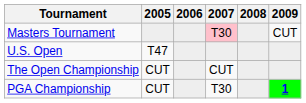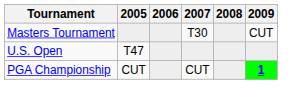(221, 33) pink background -> (197, 33) no background
- row: (73, 70)
(221, 89) T30 -> (197, 70) CUT
